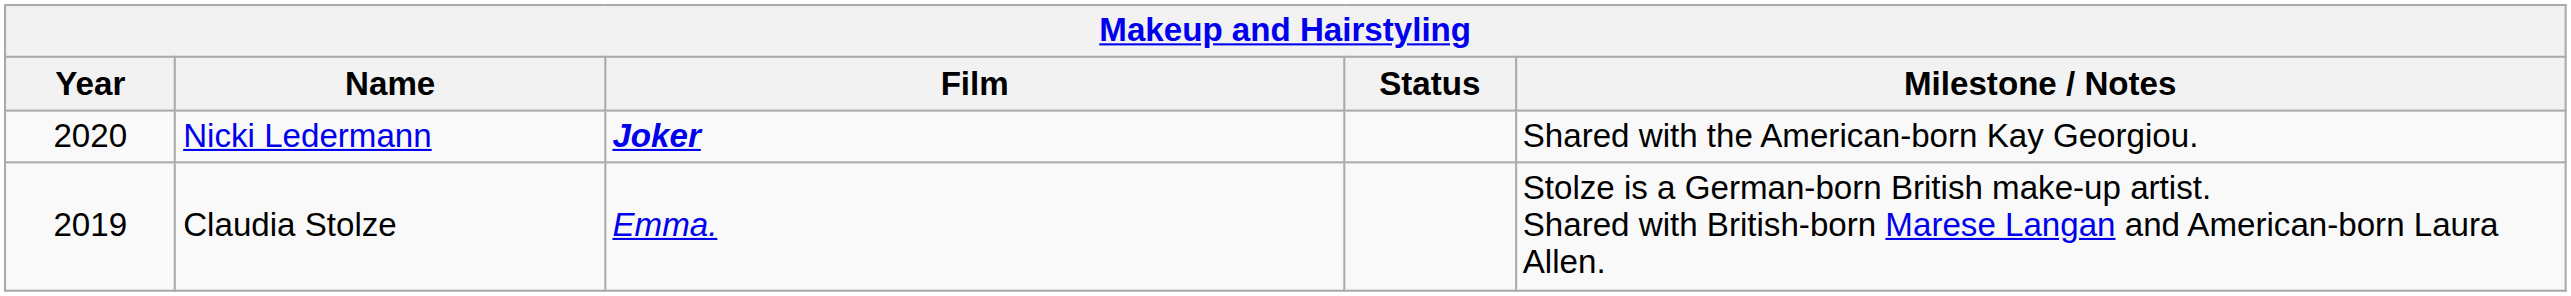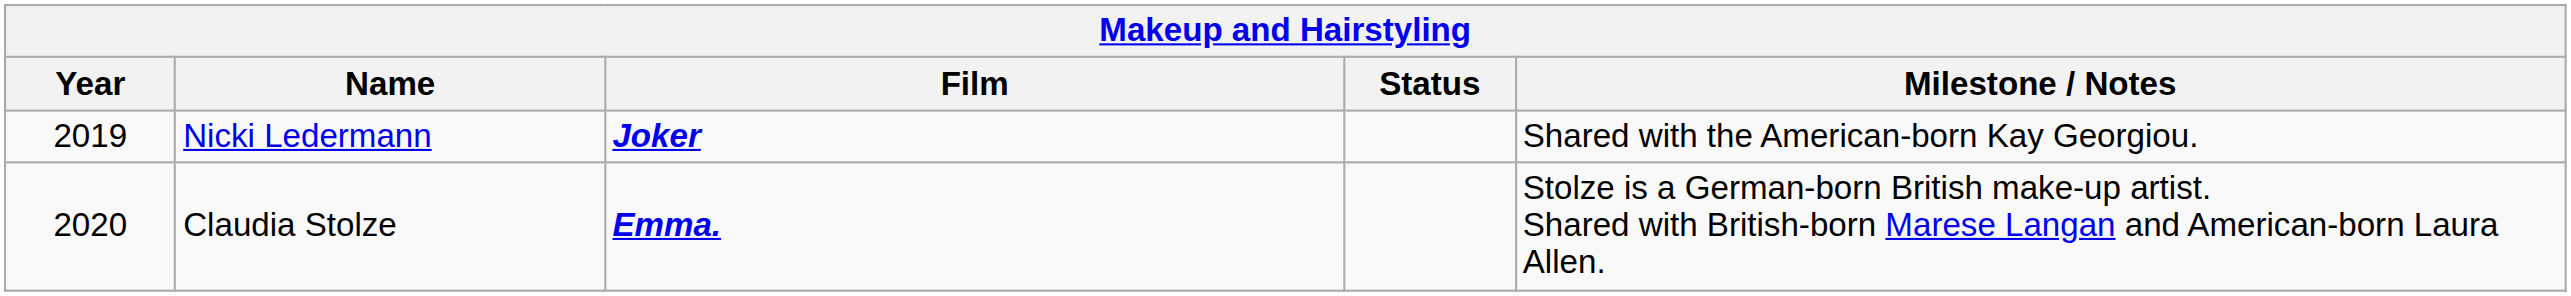(90, 135) 2020 -> (90, 135) 2019
(90, 225) 2019 -> (90, 225) 2020
(665, 225) normal -> (667, 225) bold
